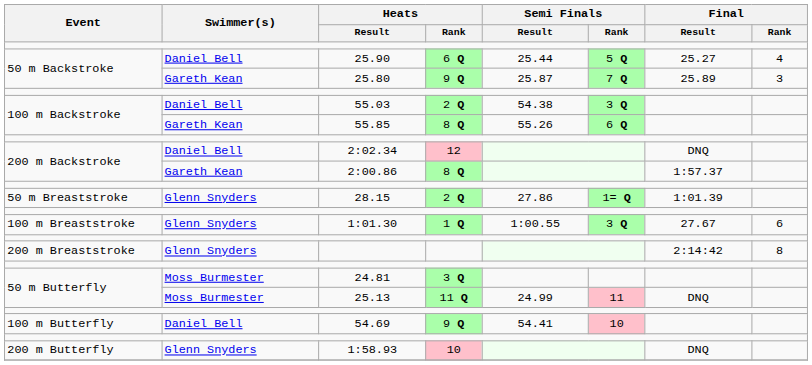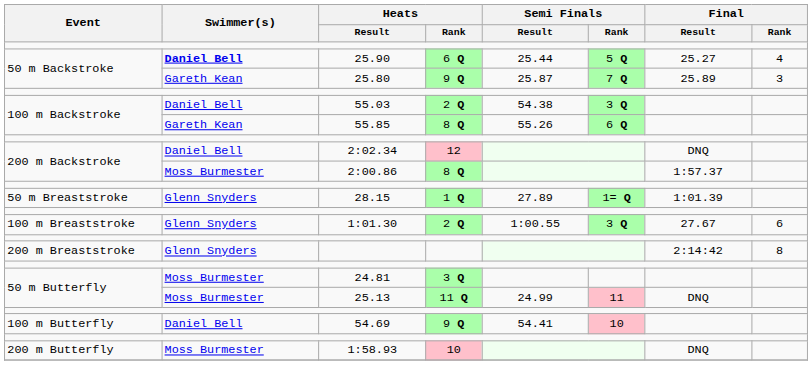(204, 58) normal -> (204, 58) bold
(204, 171) Gareth Kean -> (214, 171) Moss Burmester
(454, 198) 2 Q -> (454, 198) 1 Q
(535, 198) 27.86 -> (535, 198) 27.89
(454, 224) 1 Q -> (454, 224) 2 Q
(211, 350) Glenn Snyders -> (214, 350) Moss Burmester
